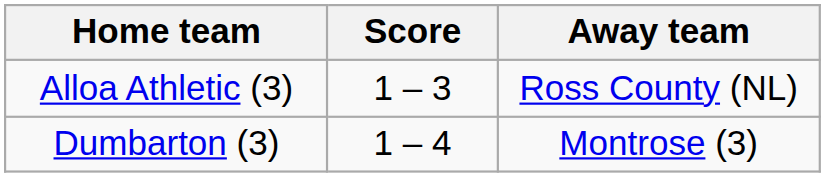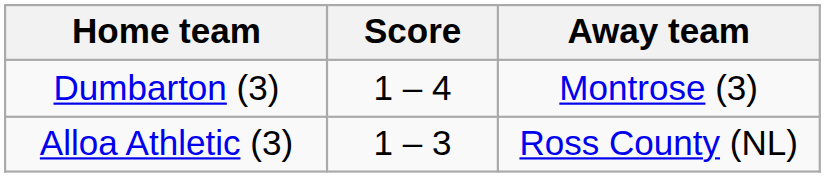rows swapped: (166, 143) <-> (166, 87)
